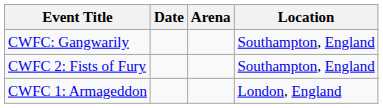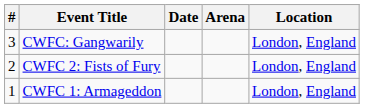+ column: (12, 17)
(306, 41) Southampton, England -> (304, 41) London, England
(306, 66) Southampton, England -> (304, 66) London, England
